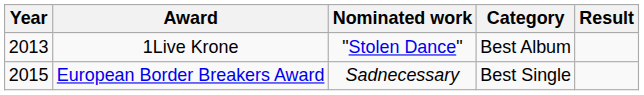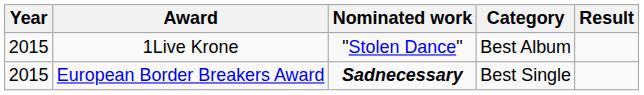(29, 47) 2013 -> (29, 47) 2015
(402, 75) normal -> (402, 75) bold
